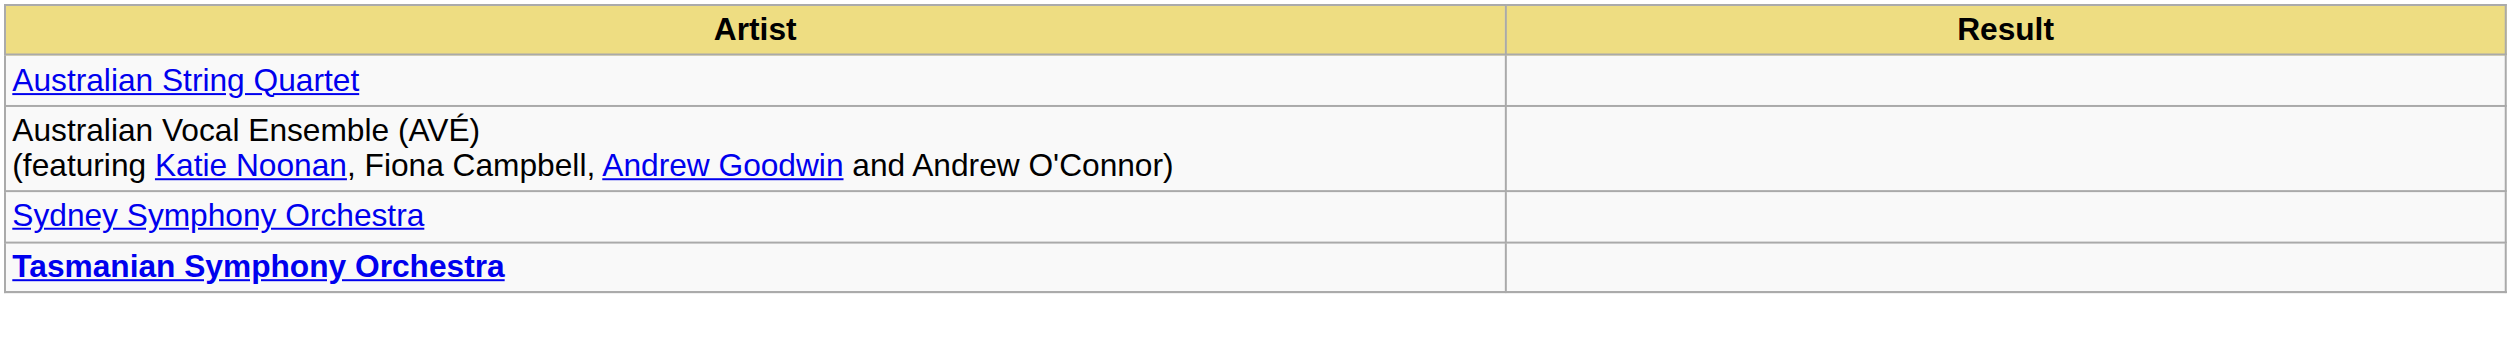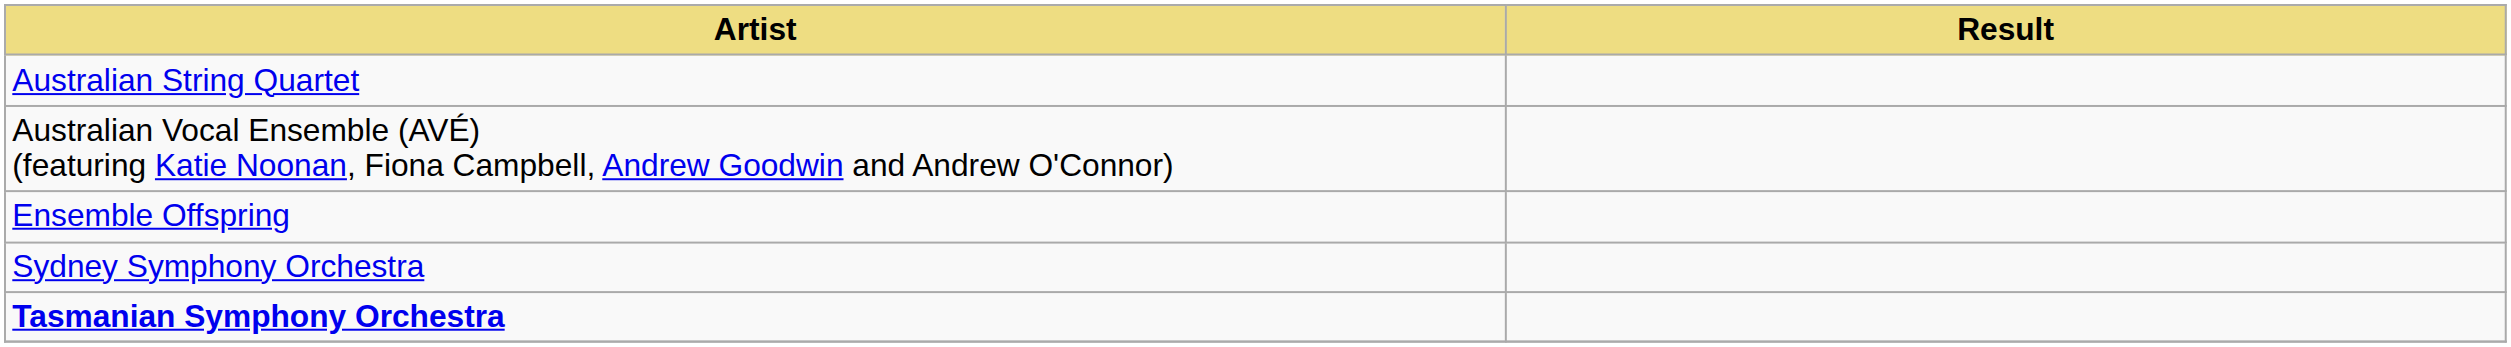+ row: (151, 215)
